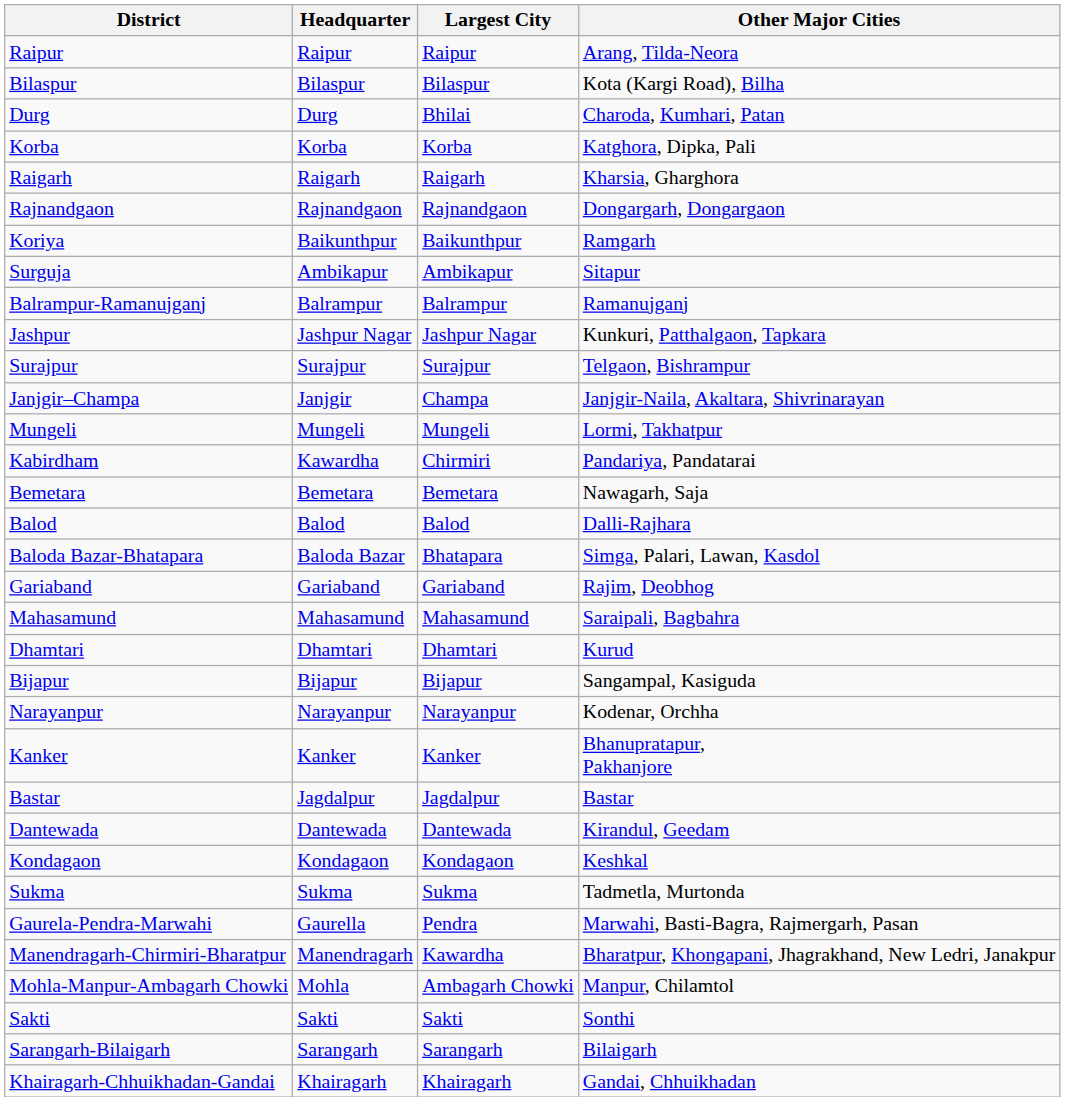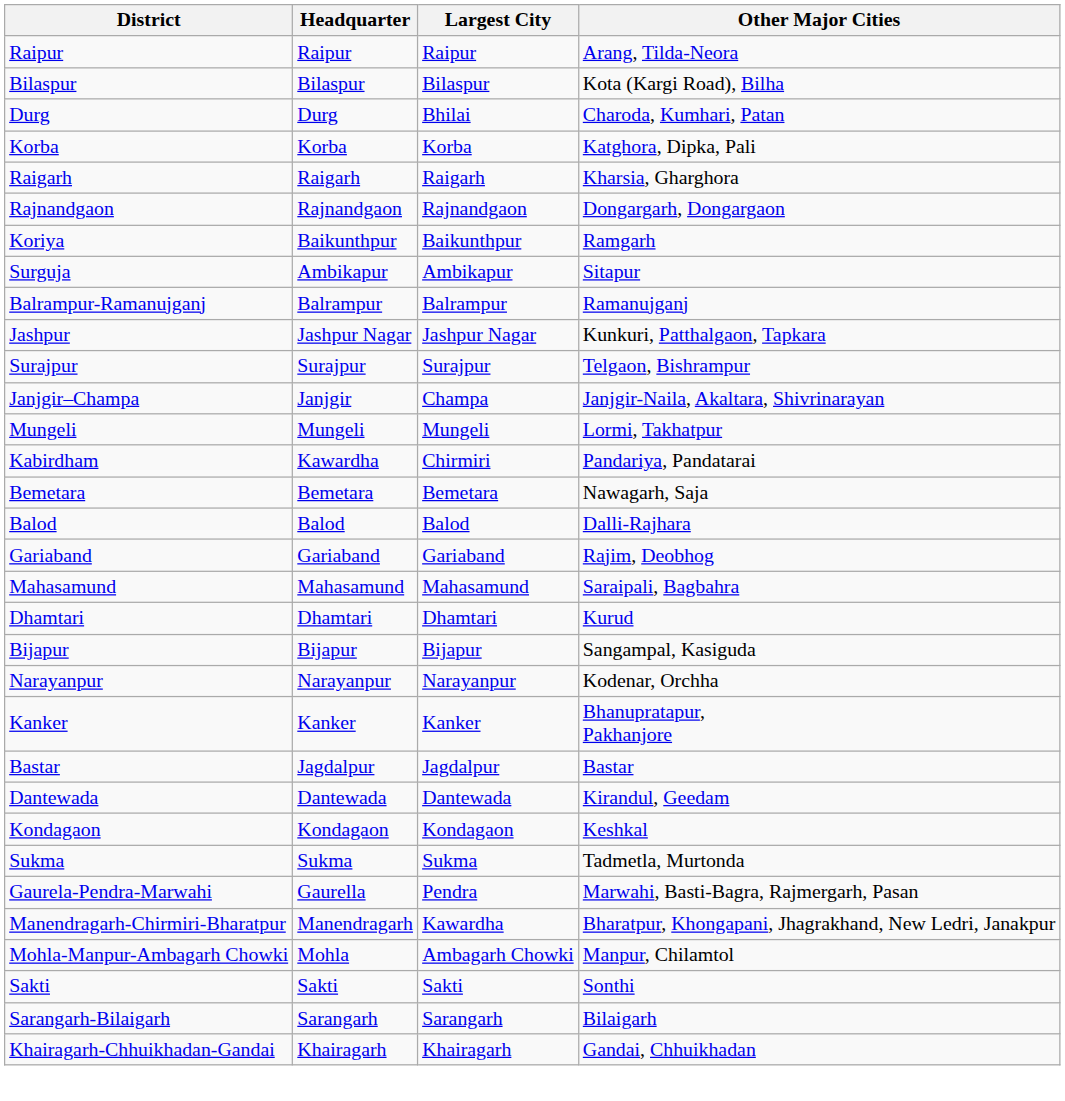- row: (106, 555)
